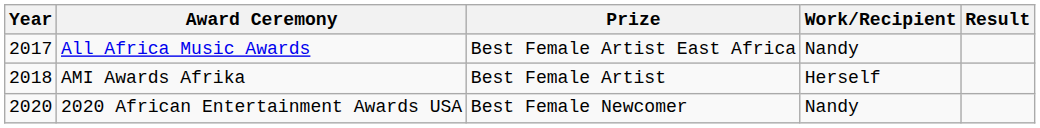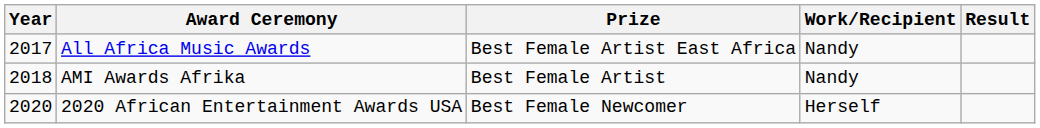(843, 78) Herself -> (832, 78) Nandy
(832, 108) Nandy -> (843, 108) Herself
